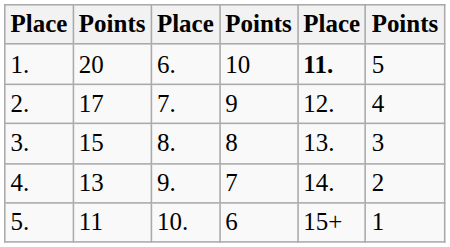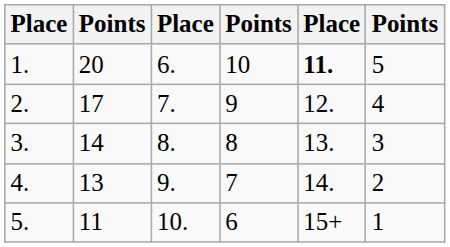(91, 143) 15 -> (91, 143) 14
